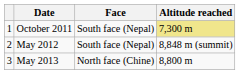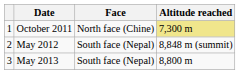(116, 28) South face (Nepal) -> (116, 28) North face (Chine)
(116, 61) North face (Chine) -> (116, 61) South face (Nepal)
